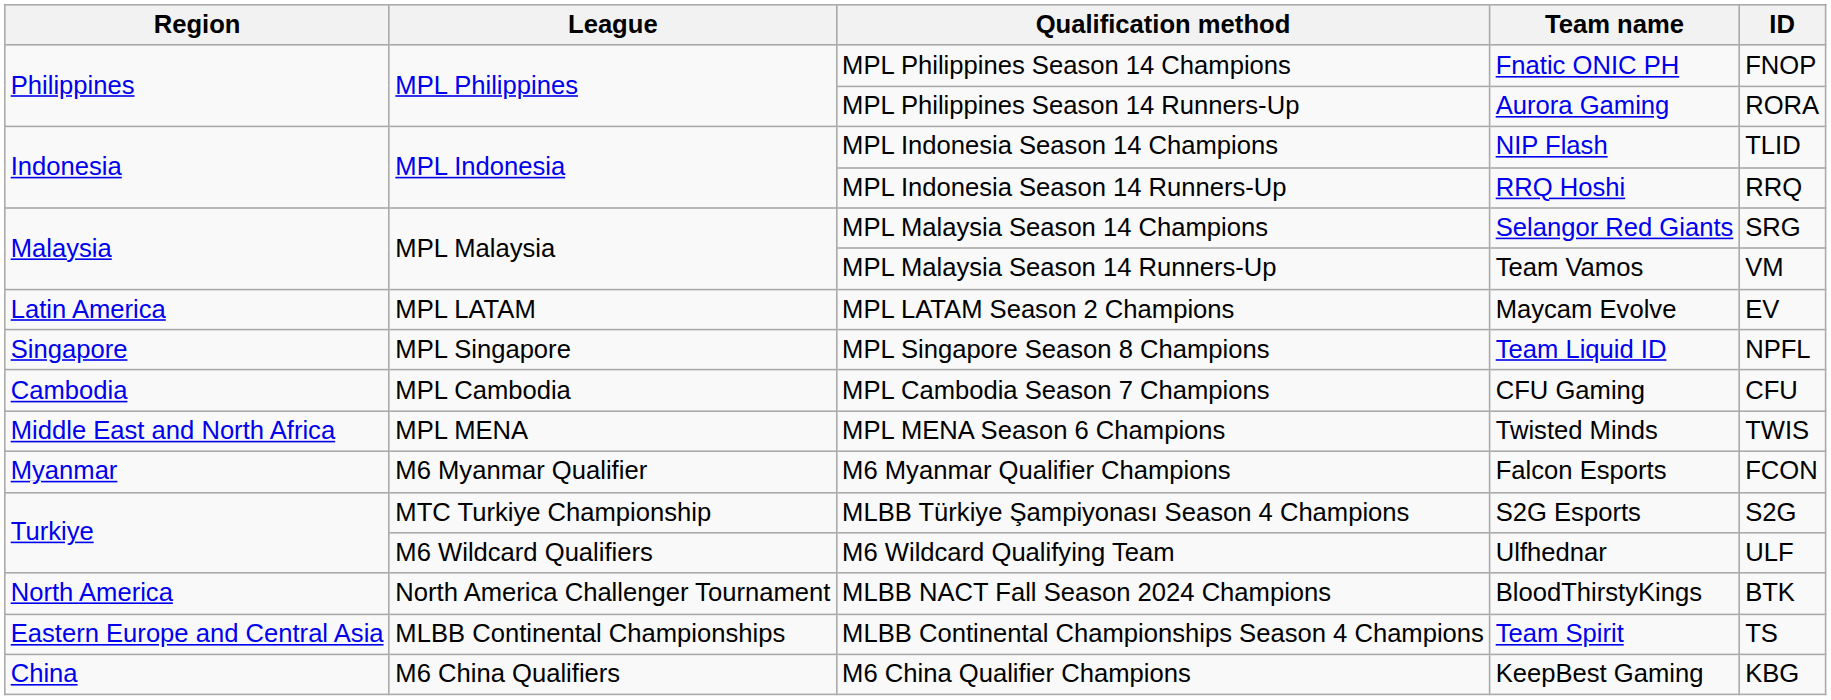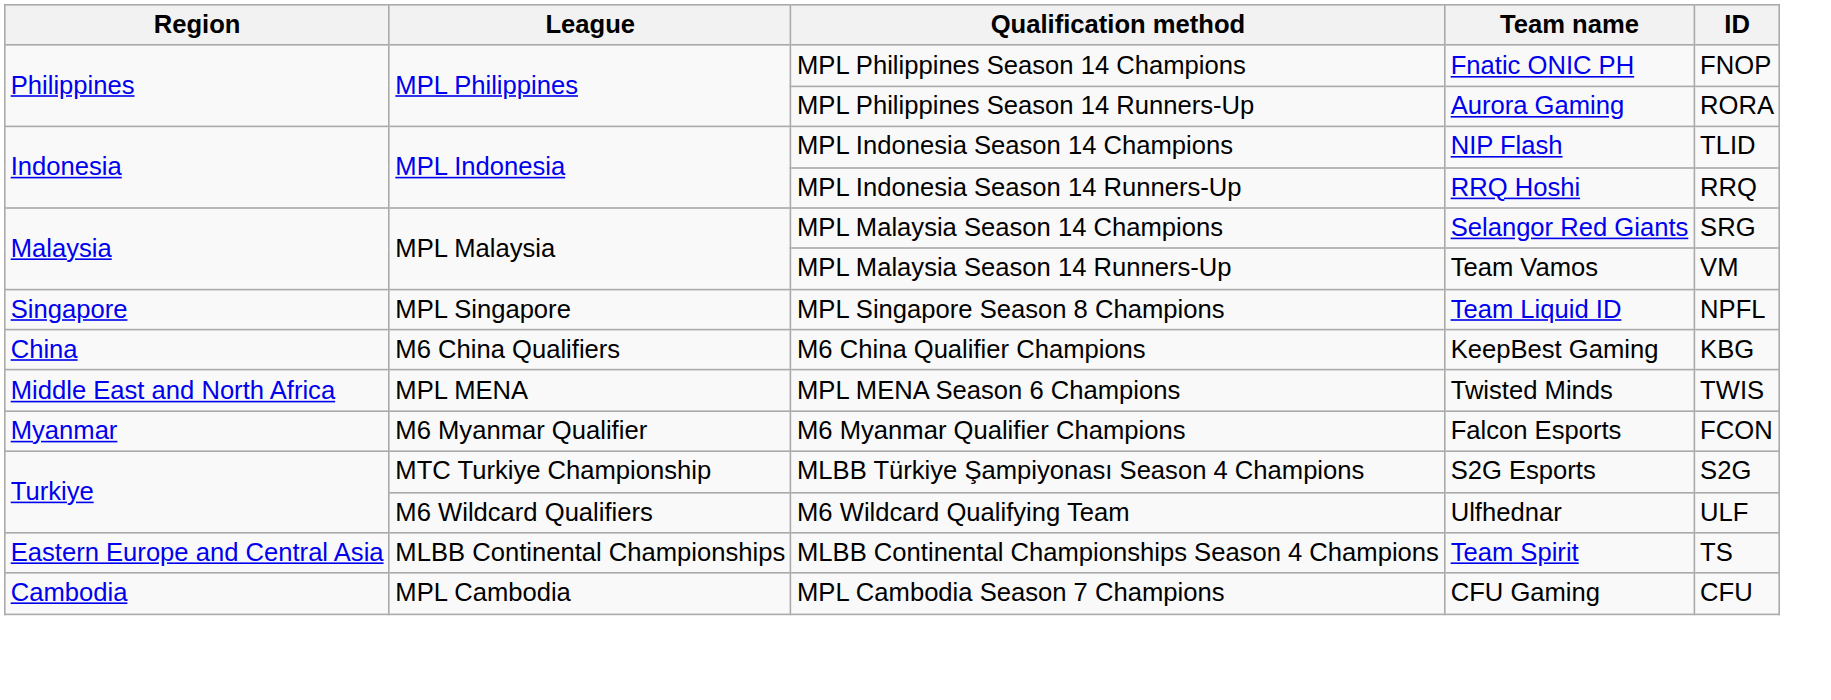- row: (1038, 308)
rows swapped: (1056, 390) <-> (1016, 674)
- row: (1087, 593)
